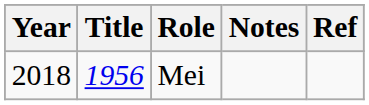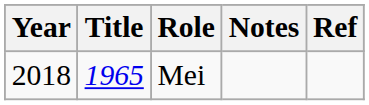(114, 74) 1956 -> (114, 74) 1965
